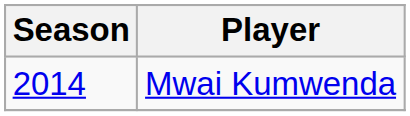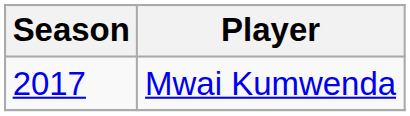(49, 82) 2014 -> (49, 82) 2017
